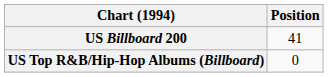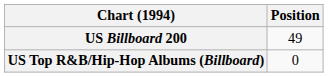(295, 38) 41 -> (295, 38) 49
